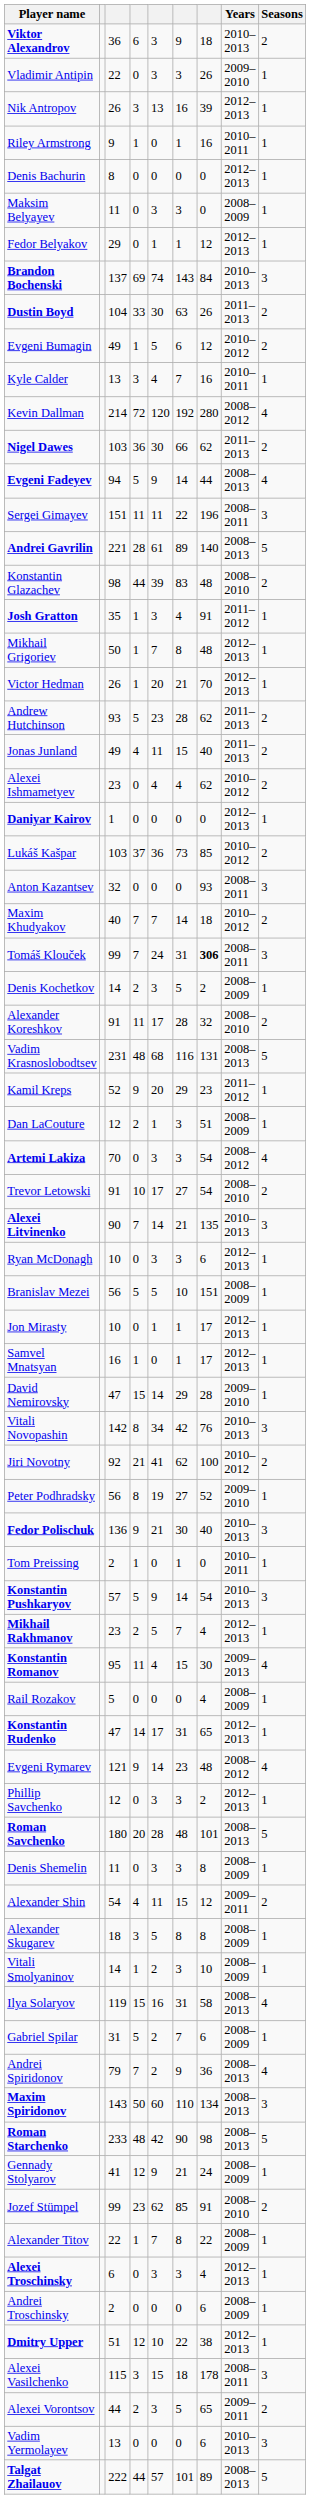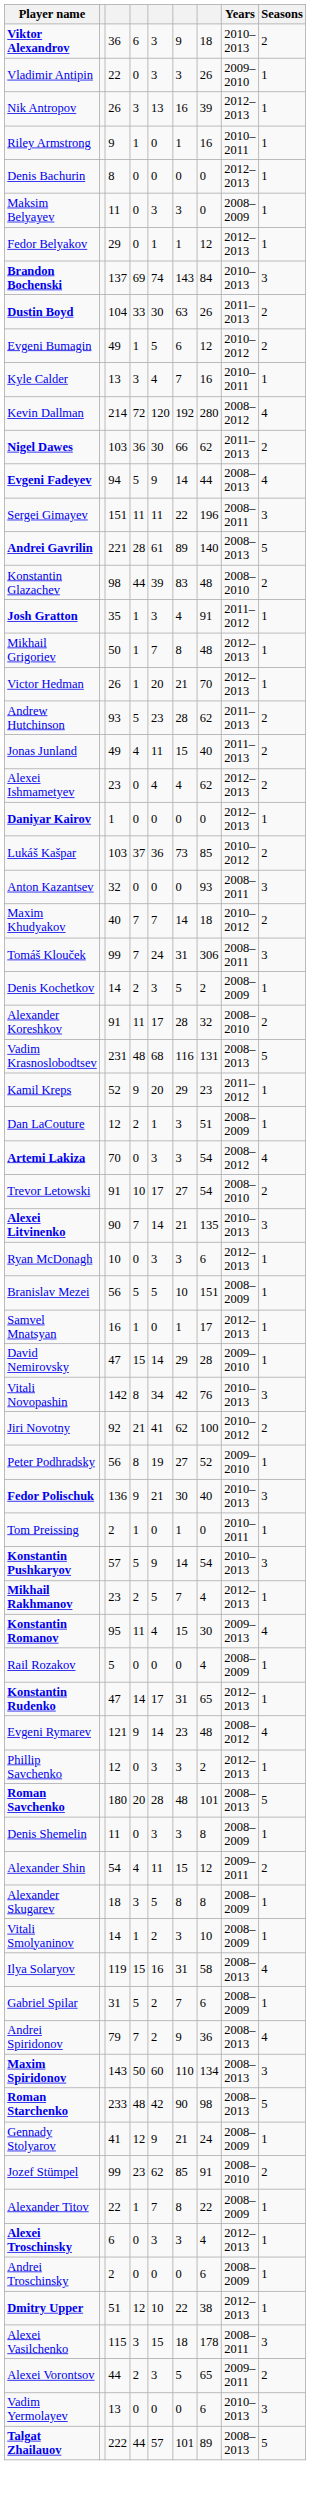(240, 785) 2010–2012 -> (240, 785) 2012–2013
(209, 954) bold -> (209, 954) normal
- row: (37, 1326)
